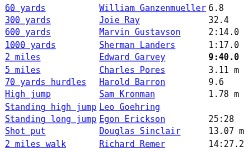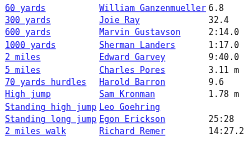(224, 57) bold -> (224, 57) normal
- row: (25, 131)
